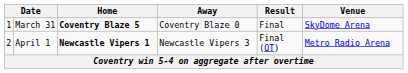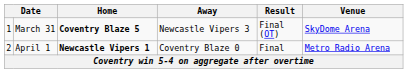(199, 25) Coventry Blaze 0 -> (204, 29) Newcastle Vipers 3
(272, 25) Final -> (272, 29) Final (OT)
(204, 43) Newcastle Vipers 3 -> (199, 48) Coventry Blaze 0
(272, 43) Final (OT) -> (272, 48) Final
